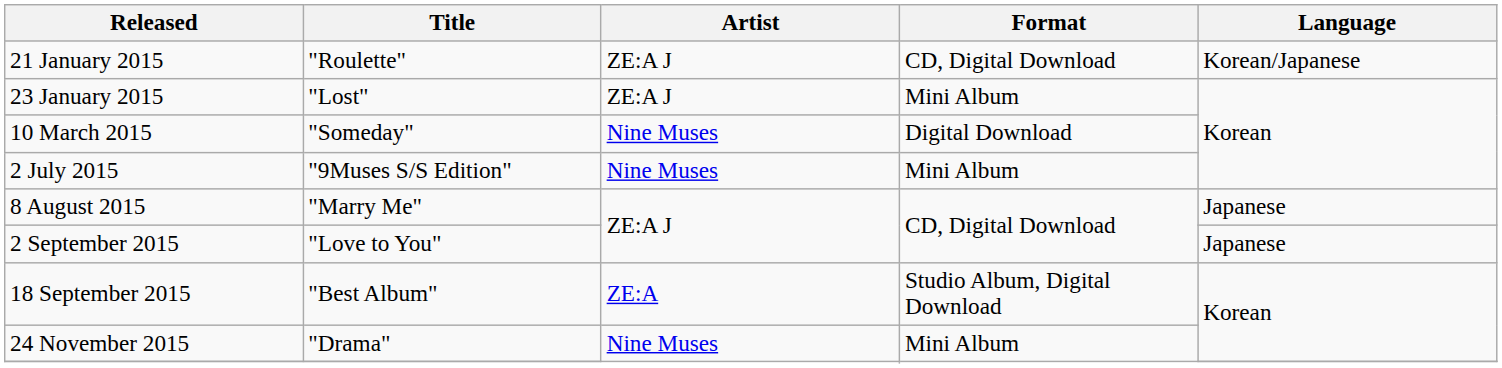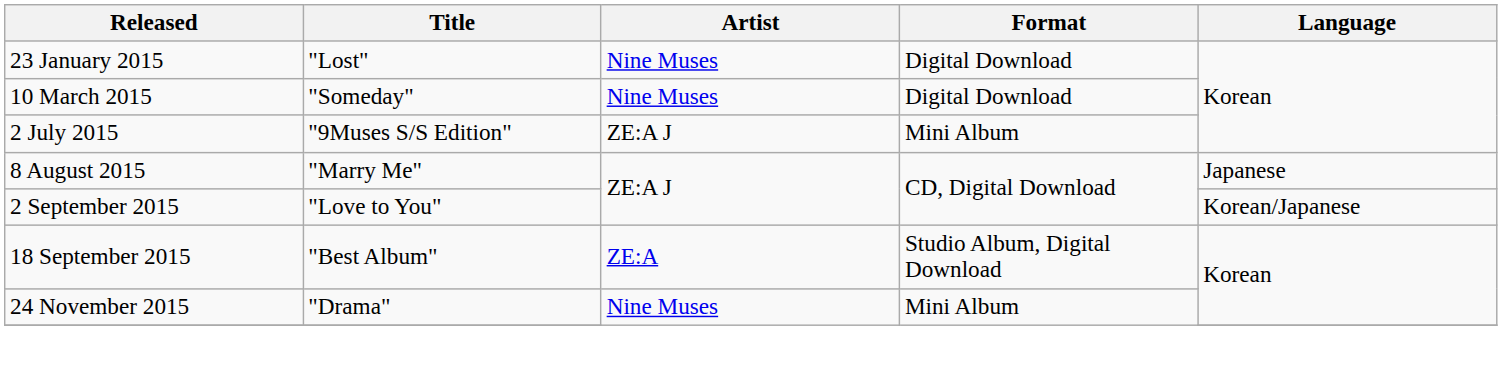- row: (87, 59)
(639, 96) ZE:A J -> (662, 59) Nine Muses
(962, 96) Mini Album -> (988, 59) Digital Download
(662, 170) Nine Muses -> (639, 133) ZE:A J
(1244, 243) Japanese -> (1282, 206) Korean/Japanese
